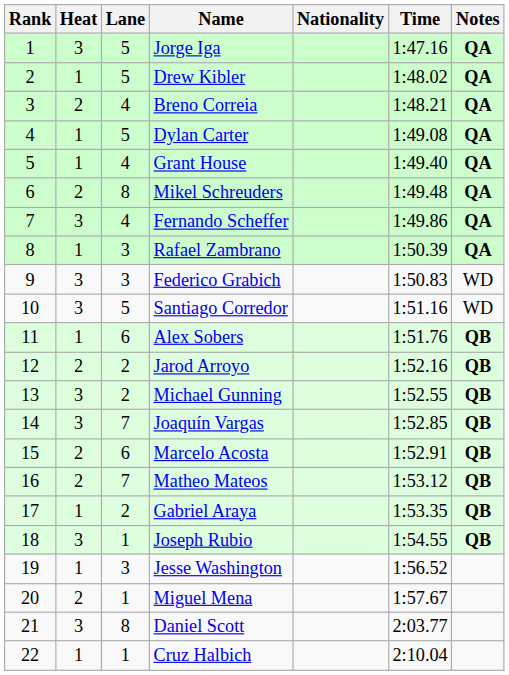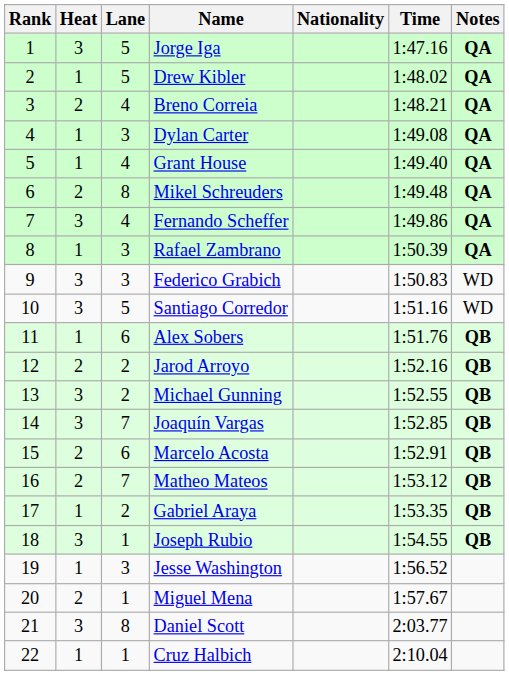(125, 134) 5 -> (125, 134) 3
